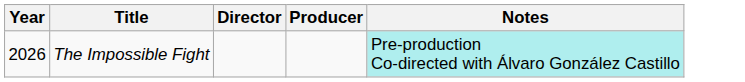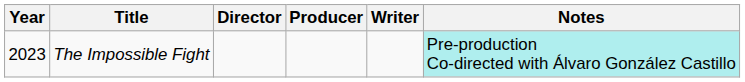+ column: (395, 17)
(27, 53) 2026 -> (27, 53) 2023
